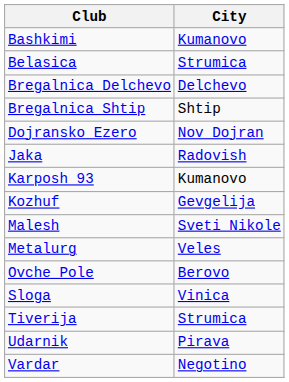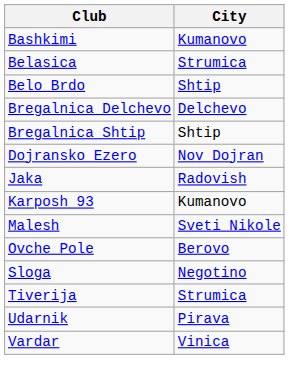+ row: (47, 86)
- row: (34, 203)
- row: (42, 249)
(204, 296) Vinica -> (212, 273) Negotino
(212, 366) Negotino -> (204, 342) Vinica
